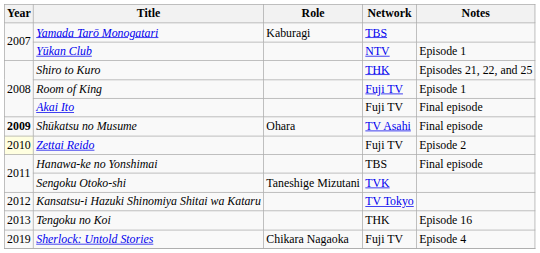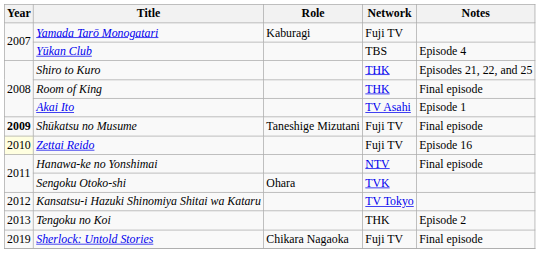(376, 32) TBS -> (384, 32) Fuji TV
(378, 51) NTV -> (376, 51) TBS
(443, 51) Episode 1 -> (443, 51) Episode 4
(384, 88) Fuji TV -> (378, 88) THK
(443, 88) Episode 1 -> (451, 88) Final episode
(384, 107) Fuji TV -> (388, 107) TV Asahi
(451, 107) Final episode -> (443, 107) Episode 1
(281, 126) Ohara -> (313, 126) Taneshige Mizutani
(388, 126) TV Asahi -> (384, 126) Fuji TV
(443, 145) Episode 2 -> (446, 145) Episode 16
(376, 164) TBS -> (378, 164) NTV
(313, 182) Taneshige Mizutani -> (281, 182) Ohara
(446, 220) Episode 16 -> (443, 220) Episode 2
(443, 239) Episode 4 -> (451, 239) Final episode
